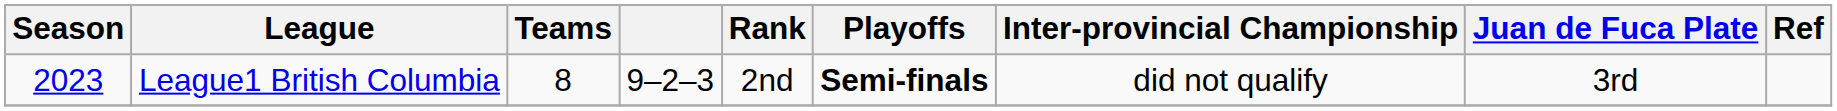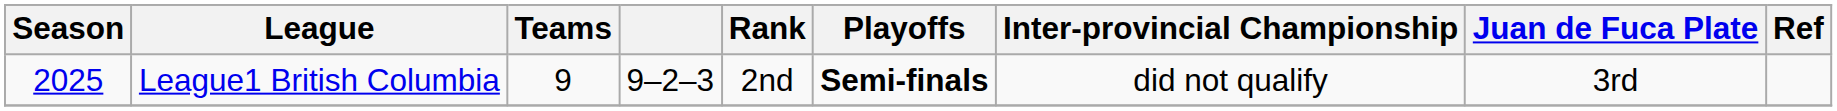(68, 79) 2023 -> (68, 79) 2025
(563, 79) 8 -> (563, 79) 9
